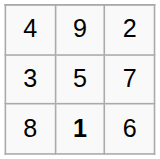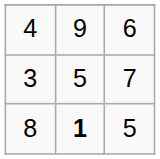(130, 29) 2 -> (130, 29) 6
(130, 128) 6 -> (130, 128) 5
